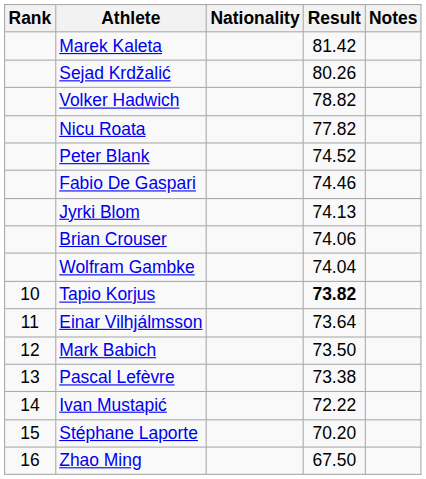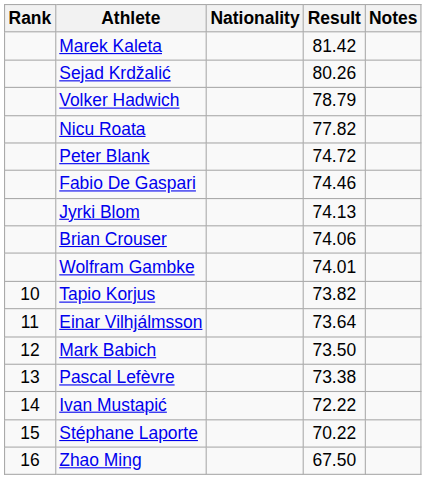(334, 101) 78.82 -> (334, 101) 78.79
(334, 156) 74.52 -> (334, 156) 74.72
(334, 267) 74.04 -> (334, 267) 74.01
(334, 294) bold -> (334, 294) normal
(334, 433) 70.20 -> (334, 433) 70.22
